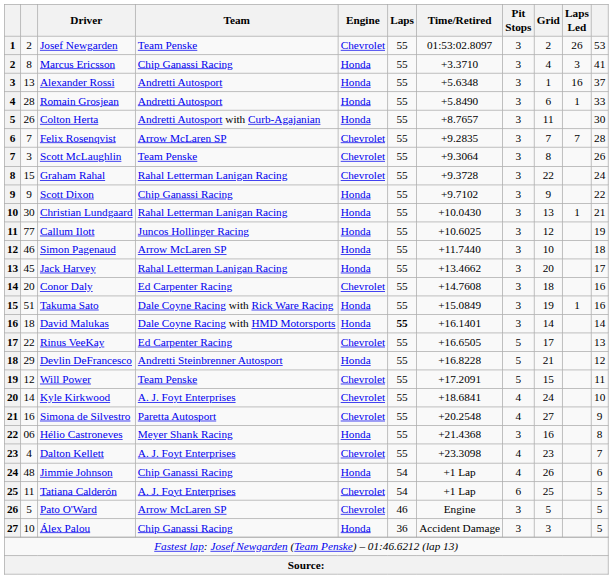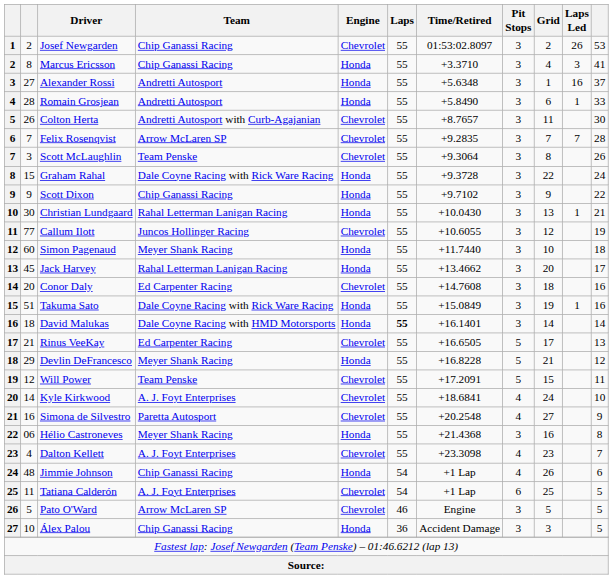(168, 45) Team Penske -> (185, 45) Chip Ganassi Racing
(29, 82) 13 -> (29, 82) 27
(356, 120) Honda -> (363, 120) Chevrolet
(213, 175) Rahal Letterman Lanigan Racing -> (236, 175) Dale Coyne Racing with Rick Ware Racing
(363, 175) Chevrolet -> (356, 175) Honda
(356, 231) Honda -> (363, 231) Chevrolet
(460, 231) +10.6025 -> (460, 231) +10.6055
(29, 249) 46 -> (29, 249) 60
(182, 249) Arrow McLaren SP -> (185, 249) Meyer Shank Racing
(29, 342) 22 -> (29, 342) 21
(210, 361) Andretti Steinbrenner Autosport -> (185, 361) Meyer Shank Racing
